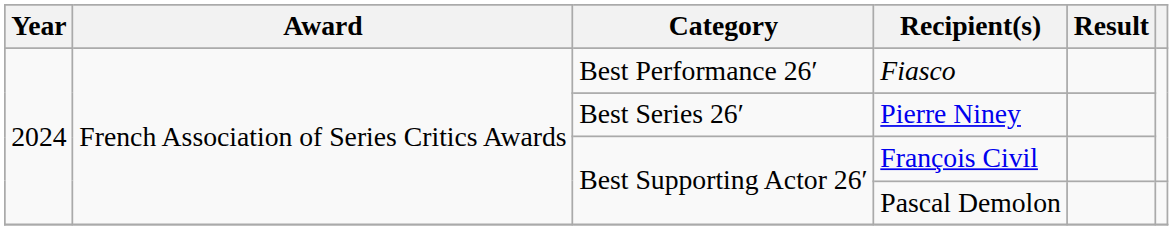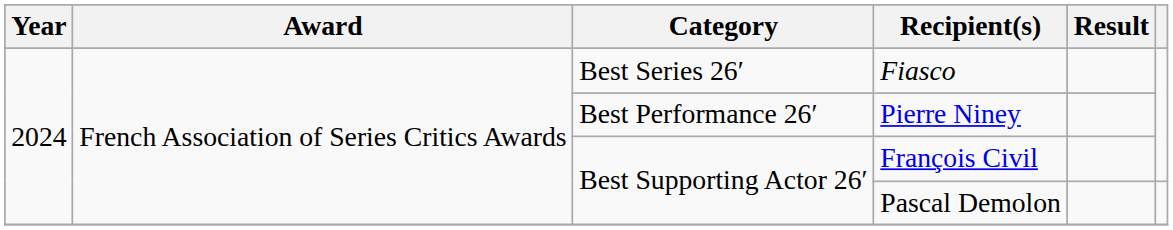(698, 70) Best Performance 26′ -> (662, 70) Best Series 26′
(662, 114) Best Series 26′ -> (698, 114) Best Performance 26′
